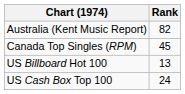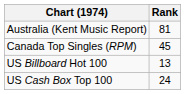(165, 30) 82 -> (165, 30) 81
